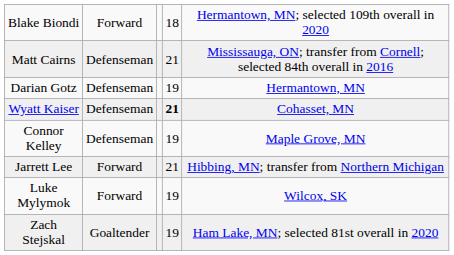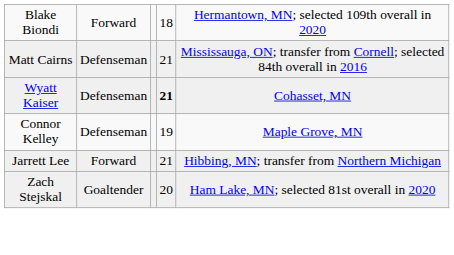- row: (44, 88)
- row: (44, 195)
(172, 232) 19 -> (166, 189) 20
